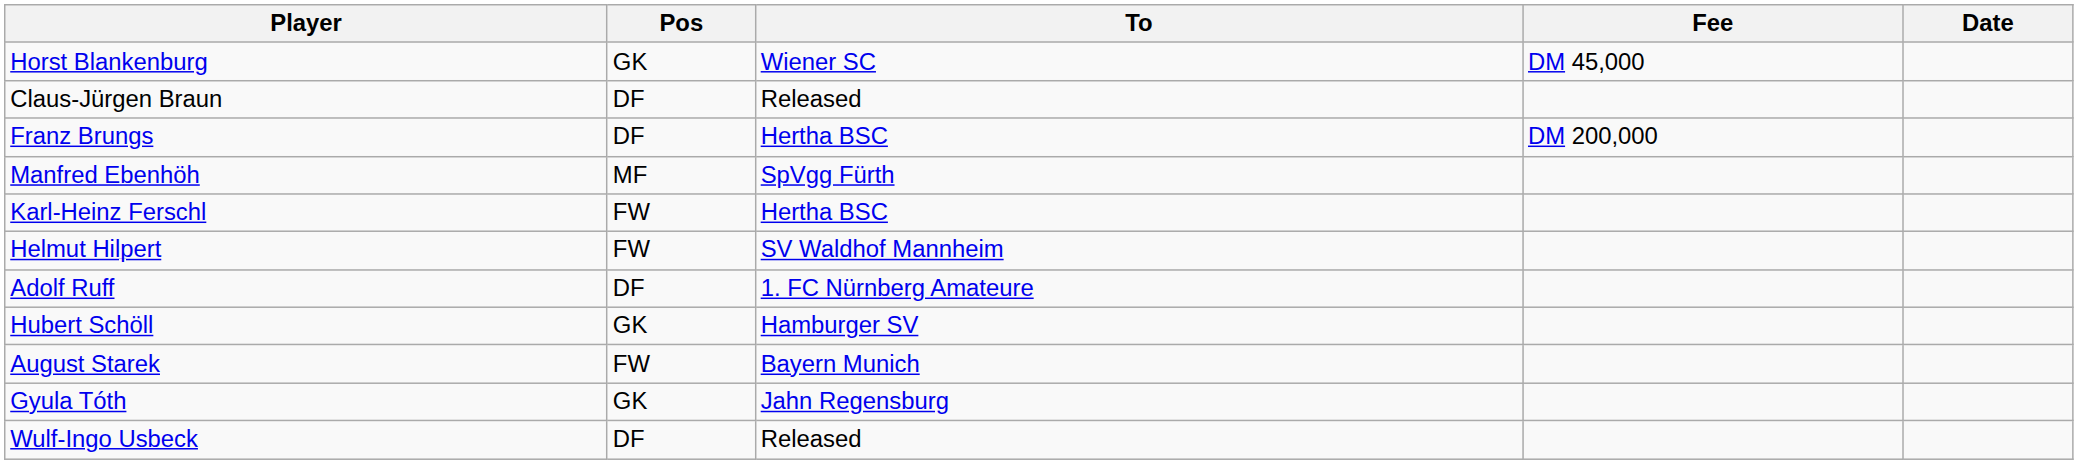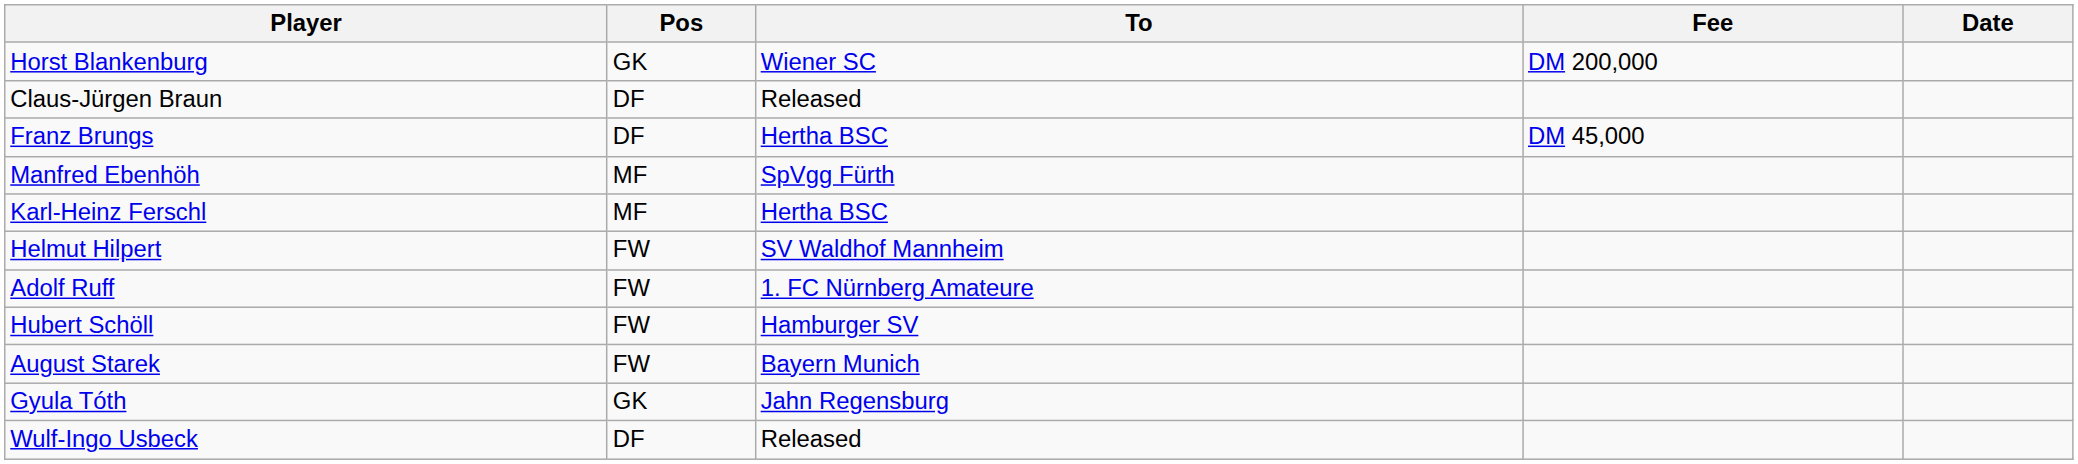(1586, 61) DM 45,000 -> (1593, 61) DM 200,000
(1593, 136) DM 200,000 -> (1586, 136) DM 45,000
(631, 212) FW -> (630, 212) MF
(629, 288) DF -> (631, 288) FW
(630, 325) GK -> (631, 325) FW
